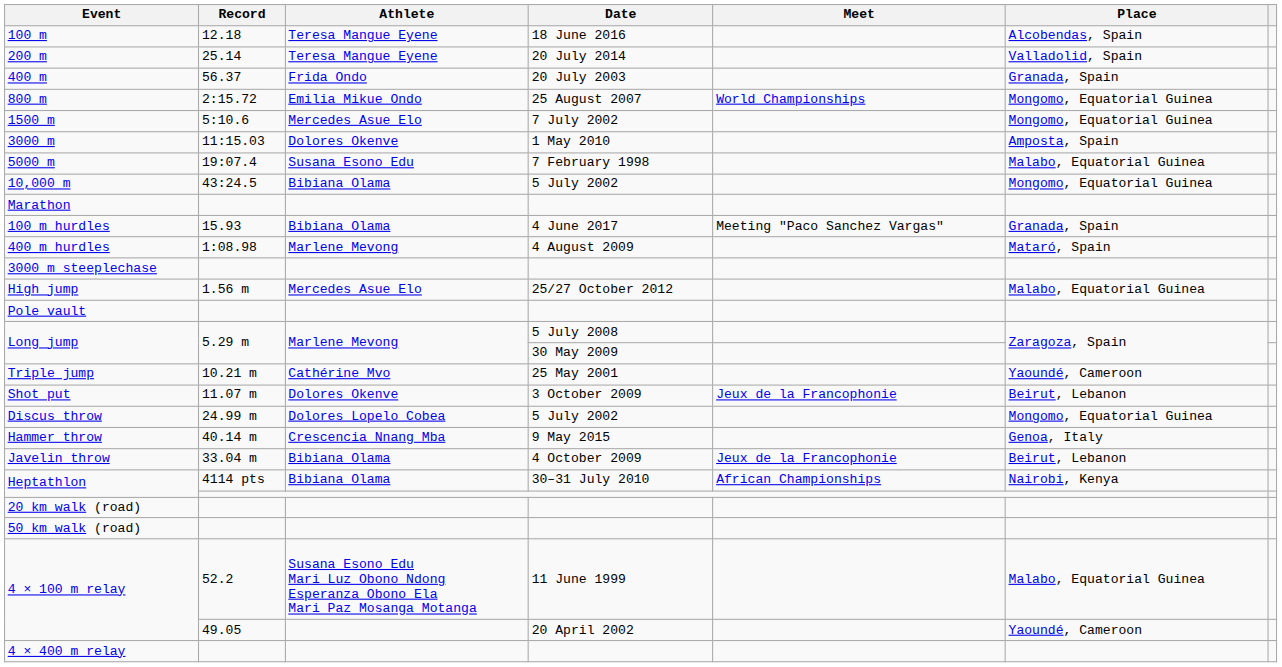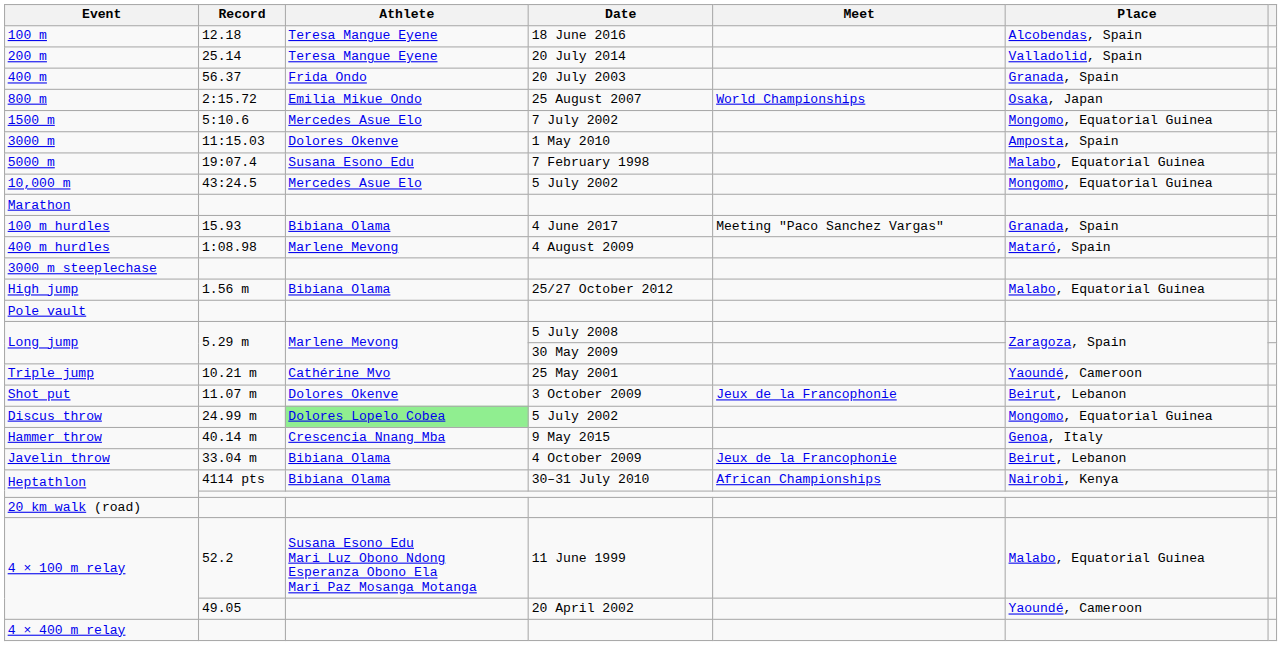(1111, 100) Mongomo, Equatorial Guinea -> (1056, 100) Osaka, Japan
(339, 185) Bibiana Olama -> (355, 185) Mercedes Asue Elo
(355, 290) Mercedes Asue Elo -> (339, 290) Bibiana Olama
(367, 417) no background -> (367, 417) lightgreen background
- row: (74, 529)
